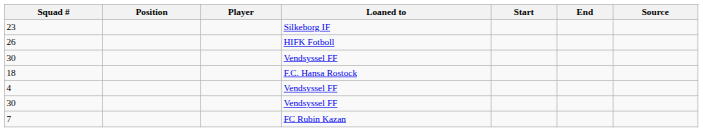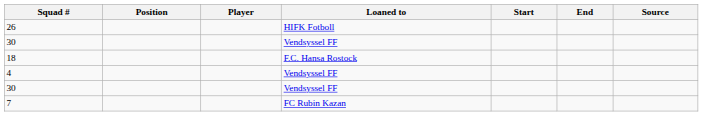- row: (11, 27)
